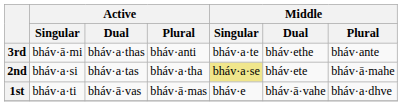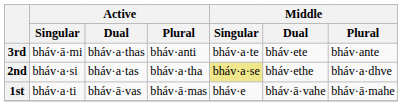(289, 52) bháv·ethe -> (286, 52) bháv·ete
(286, 71) bháv·ete -> (289, 71) bháv·ethe
(363, 71) bháv·ā·mahe -> (362, 71) bháv·a·dhve
(362, 91) bháv·a·dhve -> (363, 91) bháv·ā·mahe
